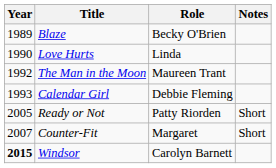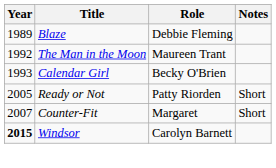(189, 34) Becky O'Brien -> (192, 34) Debbie Fleming
- row: (66, 53)
(192, 93) Debbie Fleming -> (189, 73) Becky O'Brien
